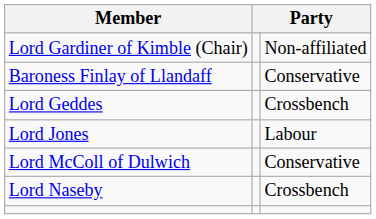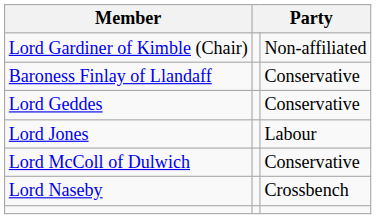(307, 104) Crossbench -> (312, 104) Conservative
